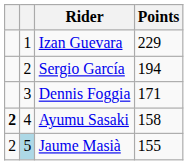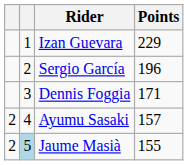(149, 68) 194 -> (149, 68) 196
(12, 120) bold -> (12, 120) normal
(149, 120) 158 -> (149, 120) 157
